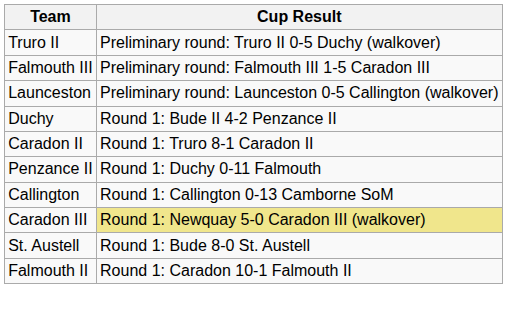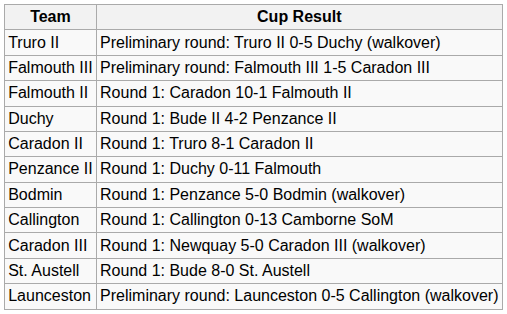rows swapped: (50, 93) <-> (48, 270)
+ row: (35, 194)
(263, 220) khaki background -> (263, 245) no background
